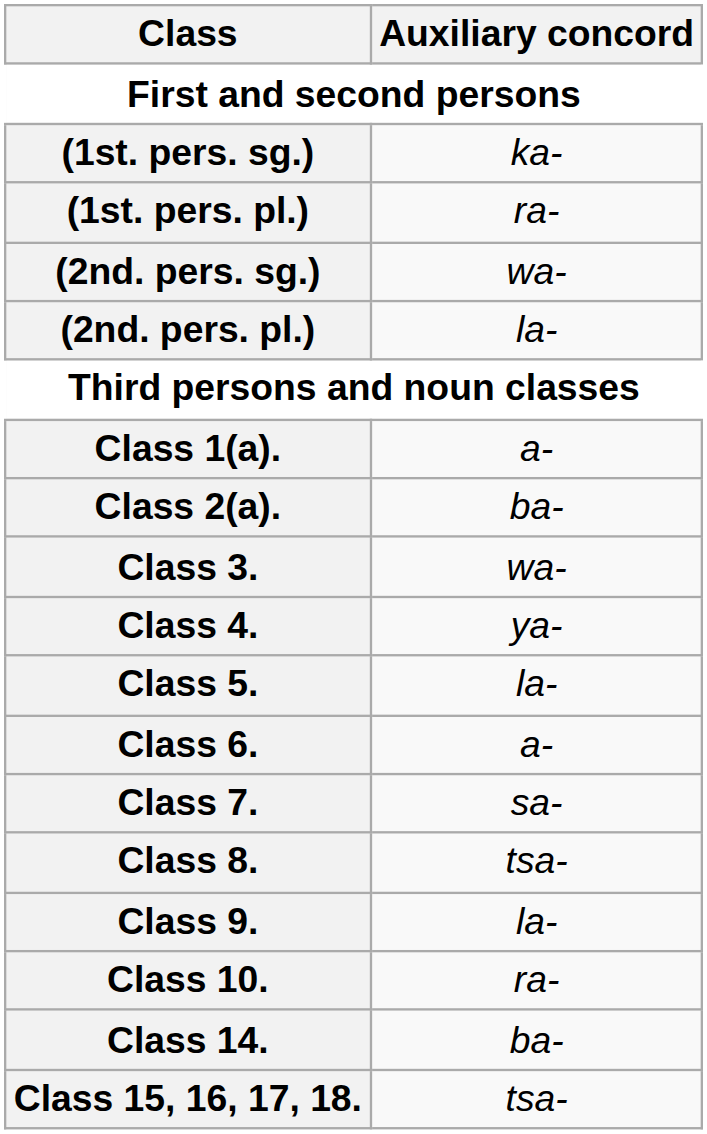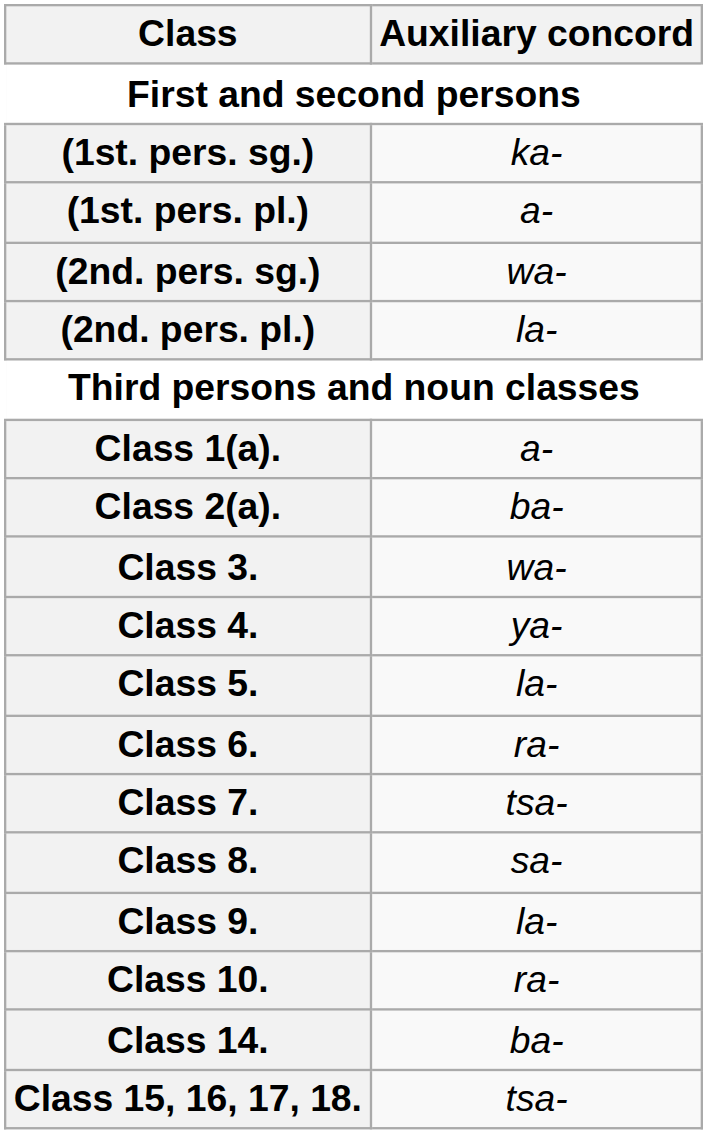(537, 211) ra- -> (537, 211) a-
(537, 743) a- -> (537, 743) ra-
(537, 802) sa- -> (537, 802) tsa-
(537, 861) tsa- -> (537, 861) sa-
